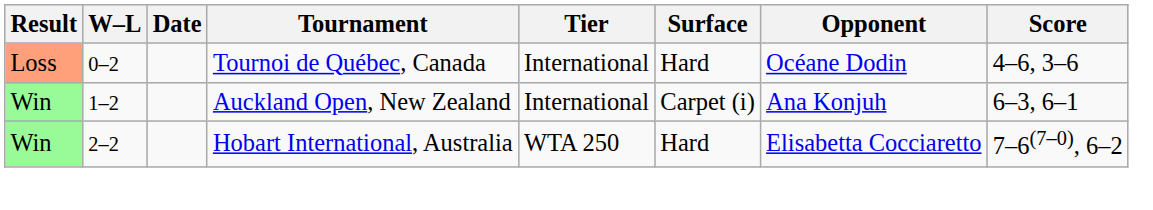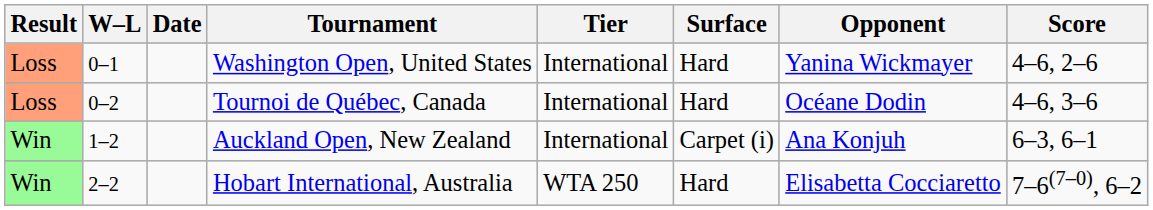+ row: (372, 62)
